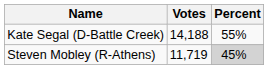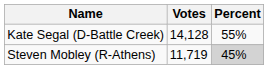(189, 34) 14,188 -> (189, 34) 14,128
